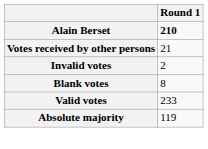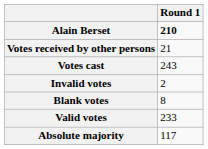+ row: (81, 65)
(168, 118) 119 -> (168, 135) 117
